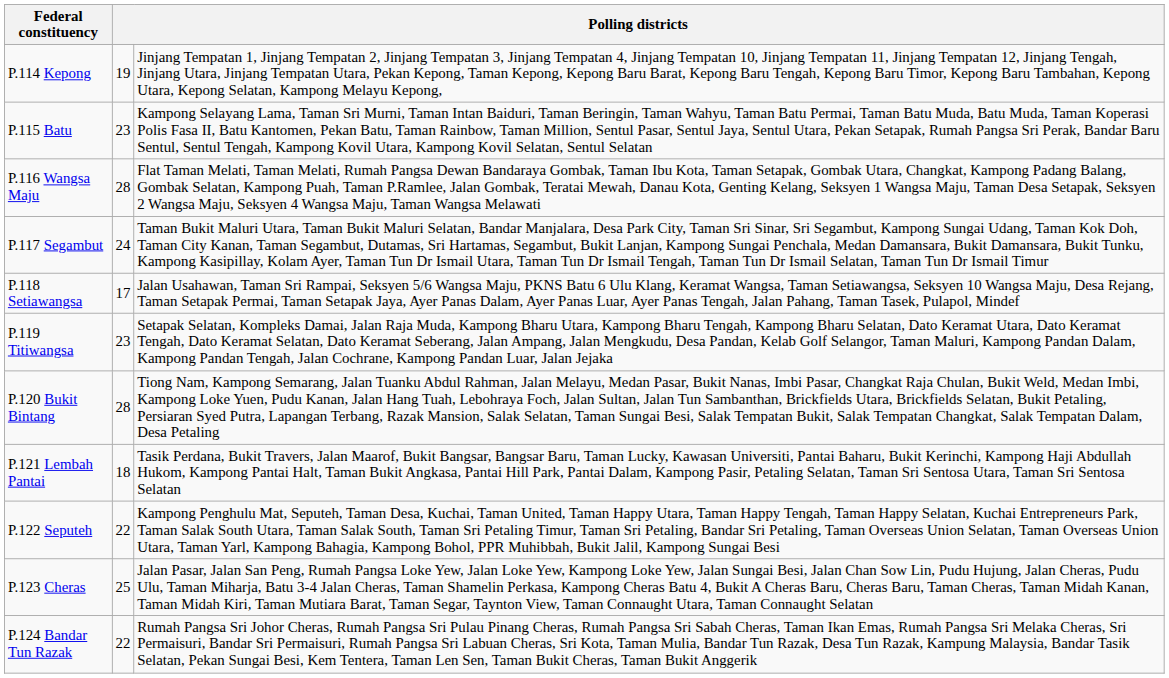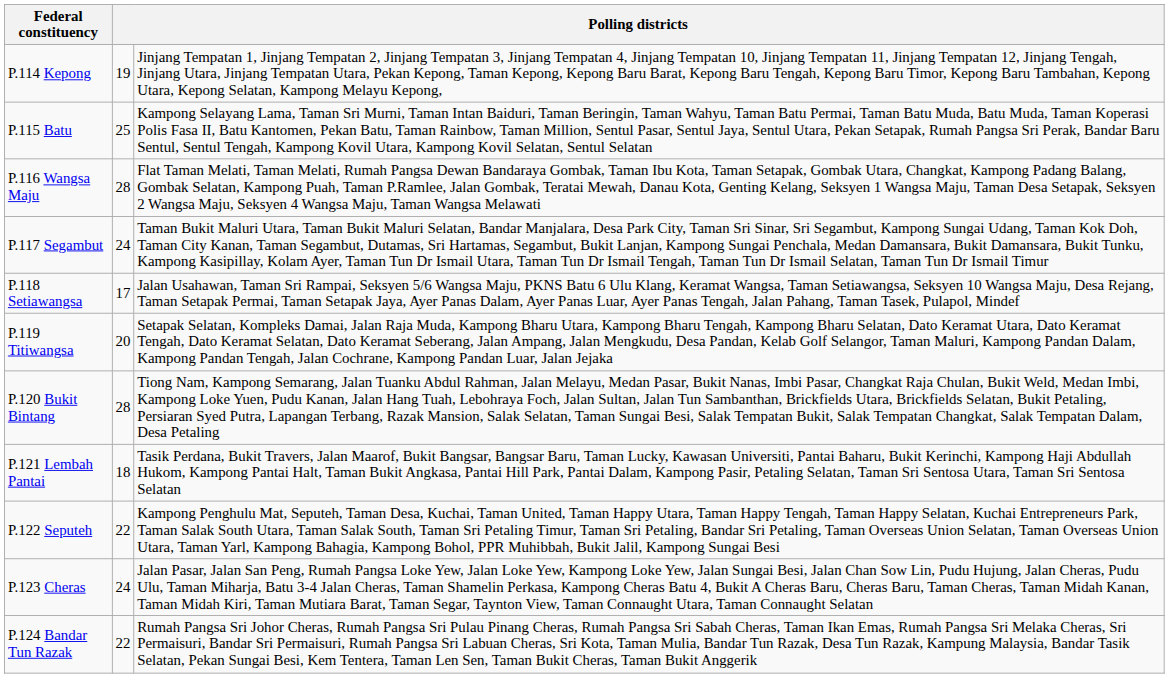(123, 130) 23 -> (123, 130) 25
(123, 342) 23 -> (123, 342) 20
(123, 587) 25 -> (123, 587) 24
